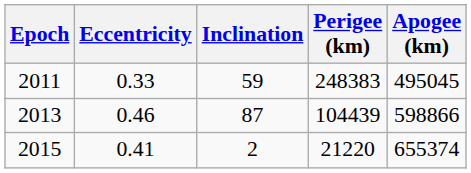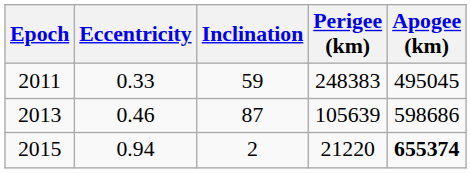(348, 115) 104439 -> (348, 115) 105639
(427, 115) 598866 -> (427, 115) 598686
(135, 149) 0.41 -> (135, 149) 0.94
(427, 149) normal -> (427, 149) bold
